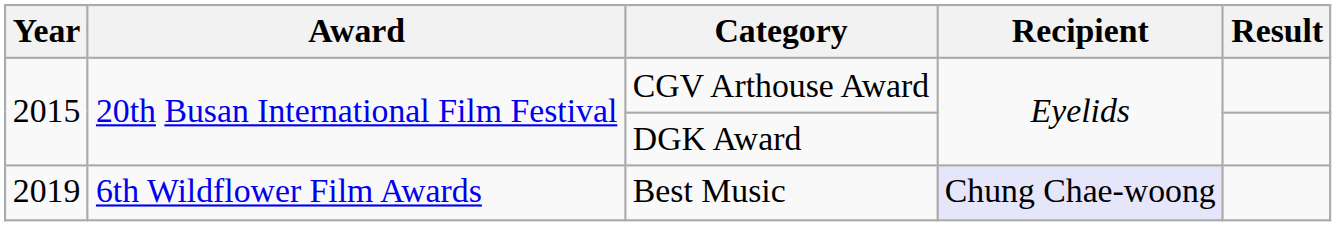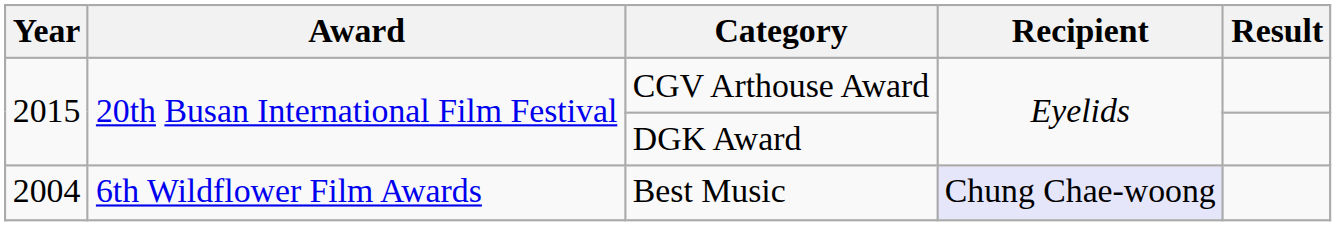(47, 191) 2019 -> (47, 191) 2004
